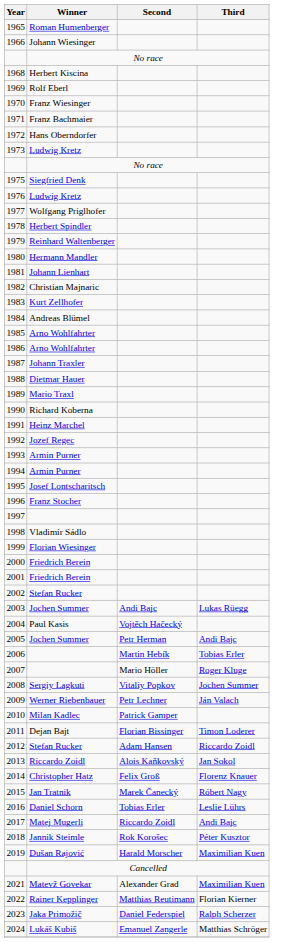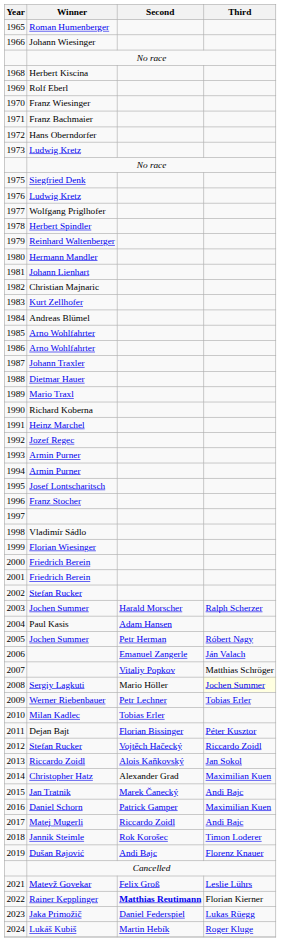(138, 608) Andi Bajc -> (151, 608) Harald Morscher
(223, 608) Lukas Rüegg -> (234, 608) Ralph Scherzer
(151, 623) Vojtěch Hačecký -> (146, 623) Adam Hansen
(218, 639) Andi Bajc -> (229, 639) Róbert Nagy
(144, 654) Martin Hebík -> (153, 654) Emanuel Zangerle
(222, 654) Tobias Erler -> (225, 654) Ján Valach
(144, 669) Mario Höller -> (147, 669) Vitaliy Popkov
(223, 669) Roger Kluge -> (240, 669) Matthias Schröger
(147, 685) Vitaliy Popkov -> (144, 685) Mario Höller
(229, 685) no background -> (235, 685) lightyellow background
(219, 700) Ján Valach -> (228, 700) Tobias Erler
(148, 715) Patrick Gamper -> (142, 715) Tobias Erler
(227, 730) Timon Loderer -> (231, 730) Péter Kusztor
(146, 746) Adam Hansen -> (151, 746) Vojtěch Hačecký
(139, 776) Felix Groß -> (149, 776) Alexander Grad
(228, 776) Florenz Knauer -> (238, 776) Maximilian Kuen
(223, 792) Róbert Nagy -> (225, 792) Andi Bajc
(142, 807) Tobias Erler -> (148, 807) Patrick Gamper
(222, 807) Leslie Lührs -> (238, 807) Maximilian Kuen
(224, 837) Péter Kusztor -> (234, 837) Timon Loderer
(151, 853) Harald Morscher -> (138, 853) Andi Bajc
(232, 853) Maximilian Kuen -> (235, 853) Florenz Knauer
(149, 883) Alexander Grad -> (139, 883) Felix Groß
(232, 883) Maximilian Kuen -> (229, 883) Leslie Lührs
(157, 899) normal -> (160, 899) bold
(227, 914) Ralph Scherzer -> (230, 914) Lukas Rüegg
(153, 929) Emanuel Zangerle -> (144, 929) Martin Hebík
(233, 929) Matthias Schröger -> (229, 929) Roger Kluge
